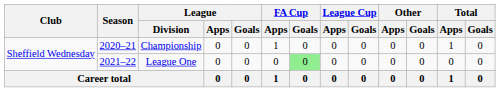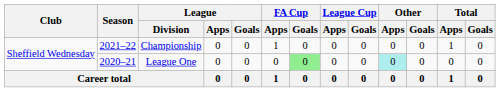(118, 45) 2020–21 -> (118, 45) 2021–22
(118, 62) 2021–22 -> (118, 62) 2020–21
(393, 62) no background -> (393, 62) paleturquoise background
